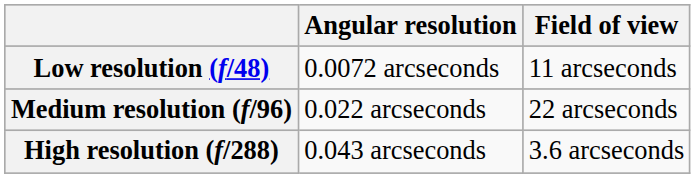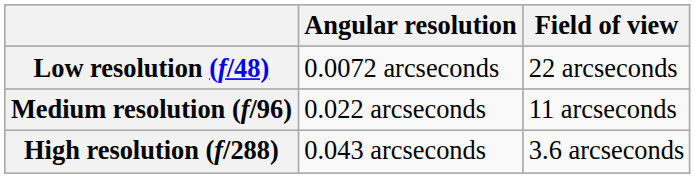(603, 67) 11 arcseconds -> (603, 67) 22 arcseconds
(603, 109) 22 arcseconds -> (603, 109) 11 arcseconds
